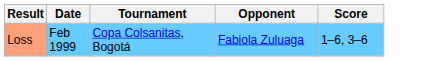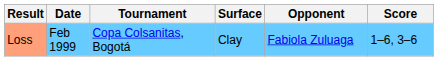+ column: (240, 14)
